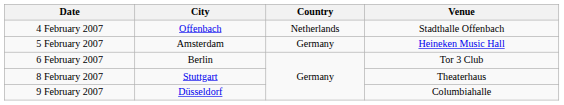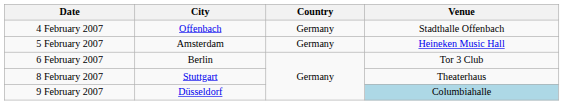(315, 28) Netherlands -> (315, 28) Germany
(462, 92) no background -> (462, 92) lightblue background
